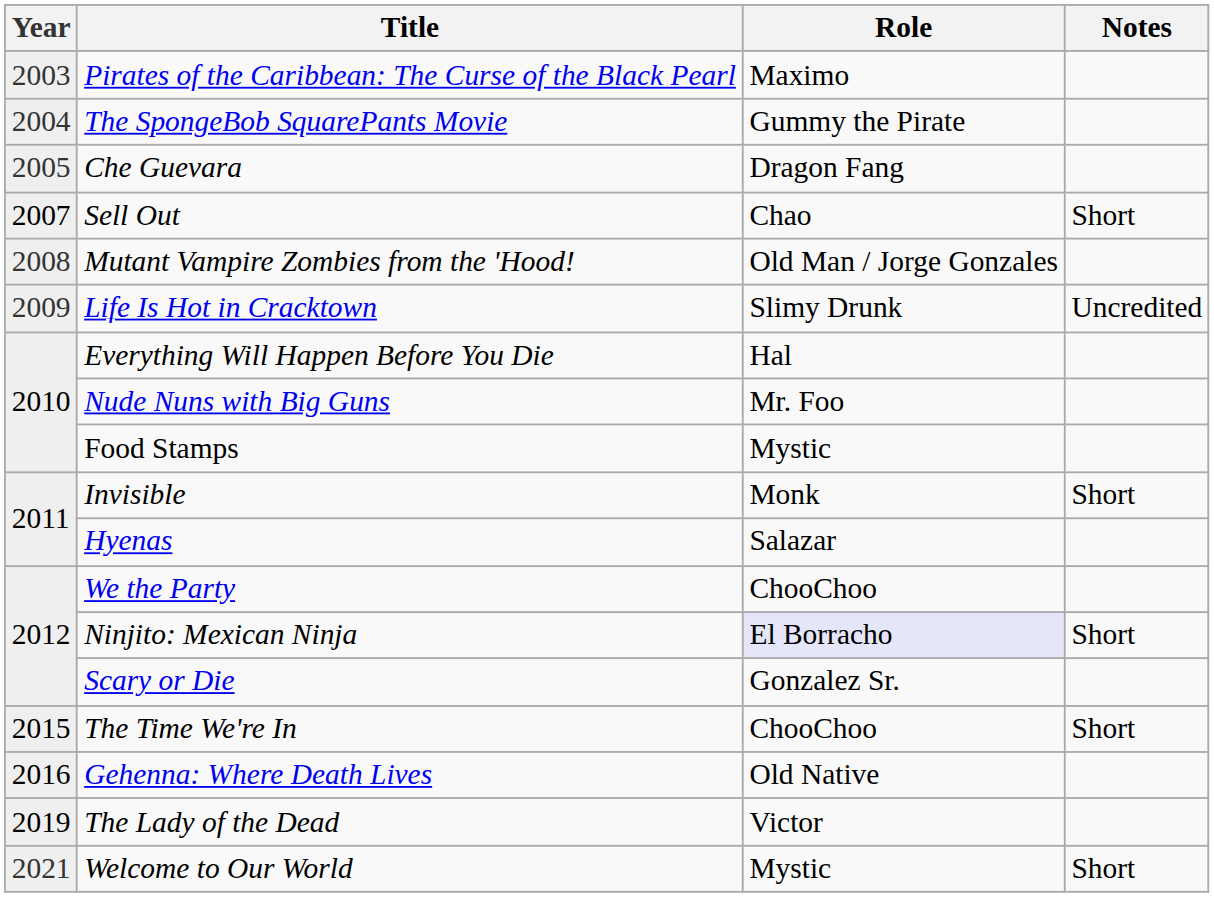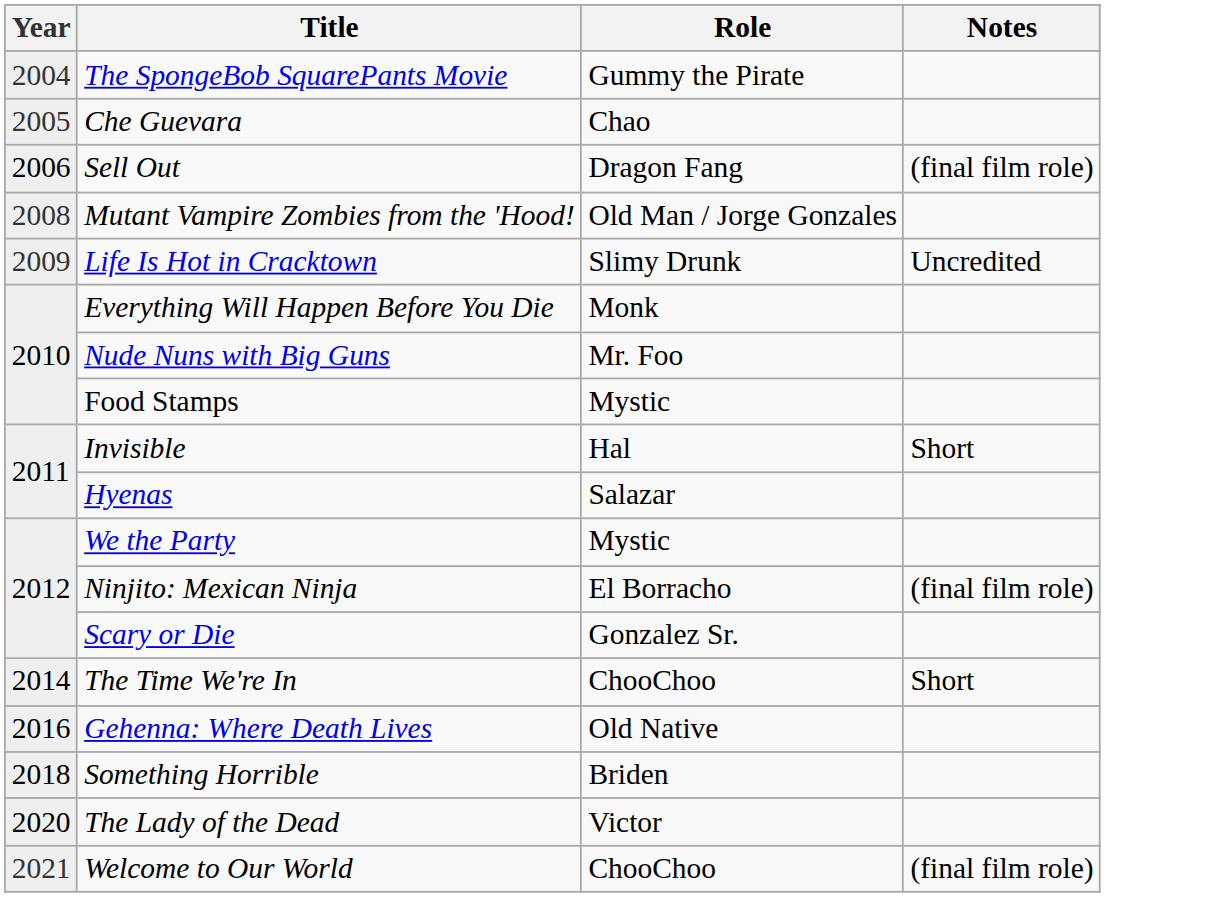- row: (410, 74)
(827, 167) Dragon Fang -> (619, 121) Chao
(41, 214) 2007 -> (41, 167) 2006
(780, 214) Chao -> (666, 167) Dragon Fang
(1103, 214) Short -> (1002, 167) (final film role)
(771, 354) Hal -> (624, 307) Monk
(785, 494) Monk -> (610, 448) Hal
(813, 588) ChooChoo -> (629, 541) Mystic
(821, 634) lavender background -> (660, 588) no background
(1103, 634) Short -> (1002, 588) (final film role)
(41, 728) 2015 -> (41, 681) 2014
+ row: (201, 774)
(41, 821) 2019 -> (41, 821) 2020
(790, 868) Mystic -> (652, 868) ChooChoo
(1103, 868) Short -> (1002, 868) (final film role)
